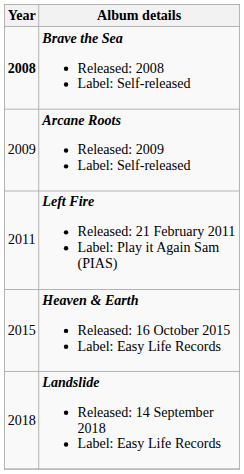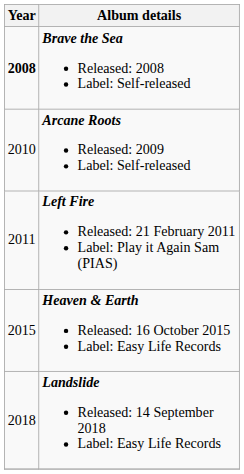(22, 150) 2009 -> (22, 150) 2010
